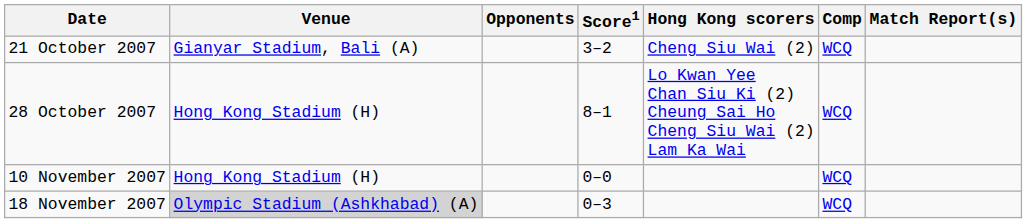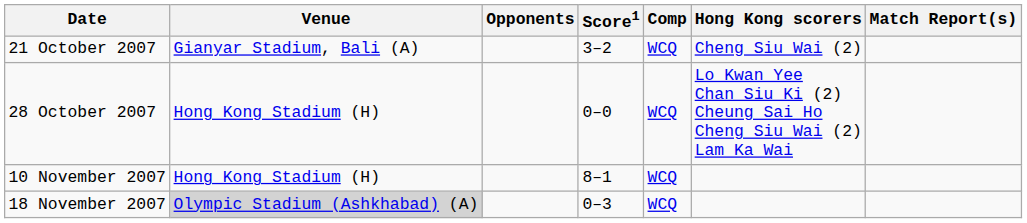columns swapped: (842, 20) <-> (731, 20)
(597, 113) 8–1 -> (597, 113) 0–0
(597, 178) 0–0 -> (597, 178) 8–1
